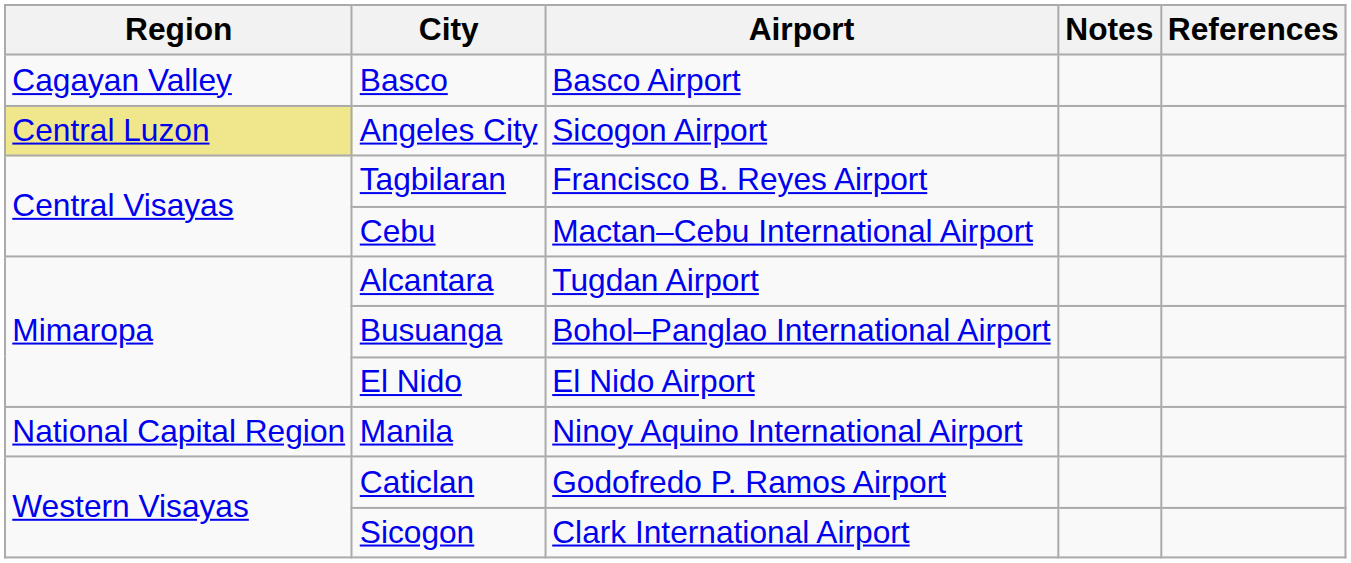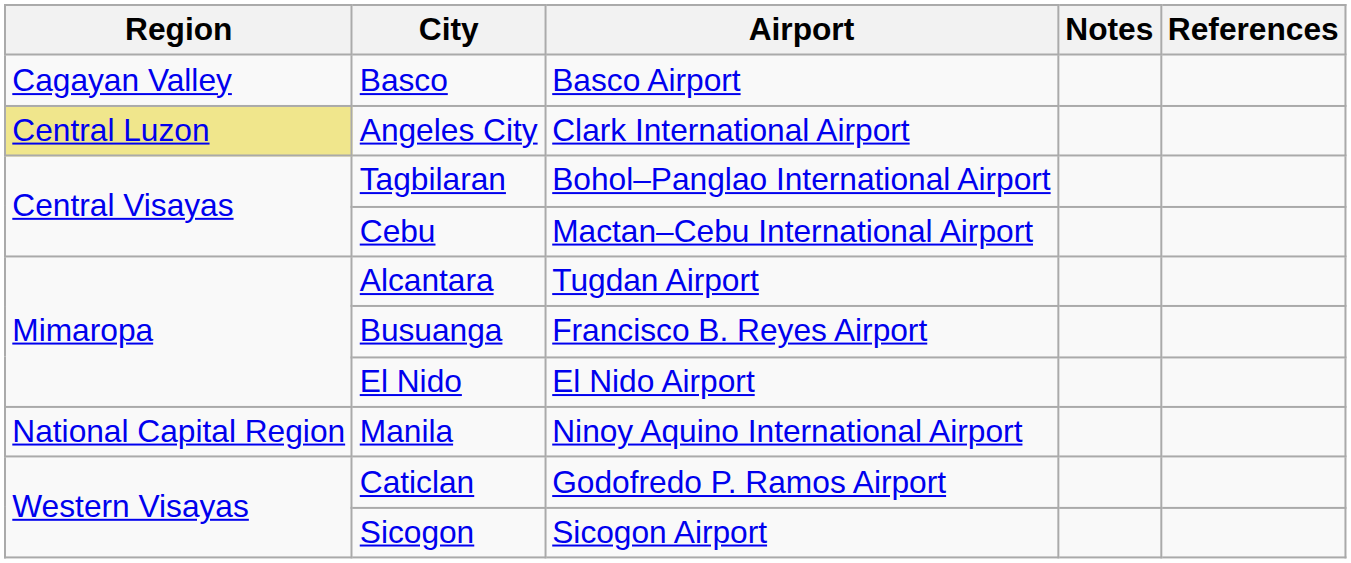(660, 130) Sicogon Airport -> (731, 130) Clark International Airport
(740, 180) Francisco B. Reyes Airport -> (801, 180) Bohol–Panglao International Airport
(801, 331) Bohol–Panglao International Airport -> (740, 331) Francisco B. Reyes Airport
(731, 532) Clark International Airport -> (660, 532) Sicogon Airport
